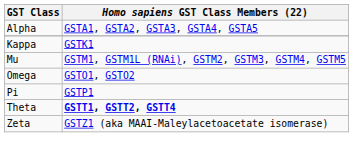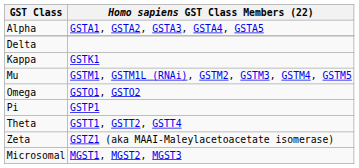+ row: (21, 44)
(120, 108) bold -> (126, 124) normal
+ row: (36, 155)
